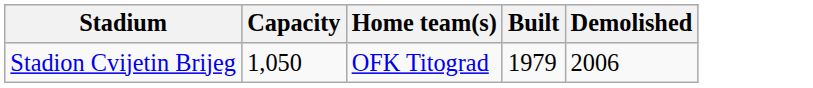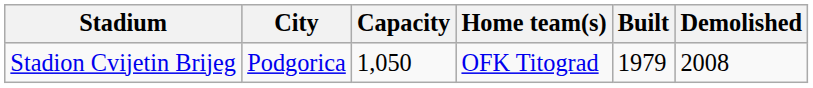+ column: (296, 23)
(595, 62) 2006 -> (705, 62) 2008
